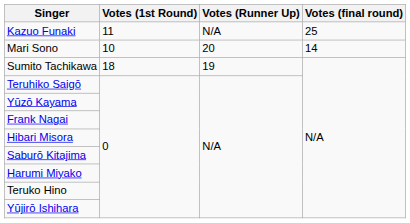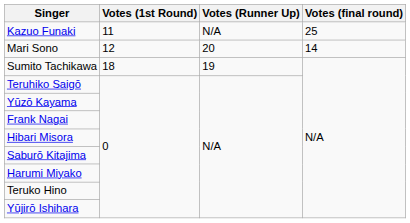(108, 48) 10 -> (108, 48) 12
